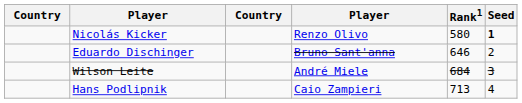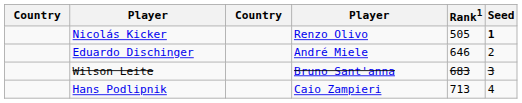(460, 35) 580 -> (460, 35) 505
(344, 53) Bruno Sant'anna -> (331, 53) André Miele
(331, 71) André Miele -> (344, 71) Bruno Sant'anna
(460, 71) 684 -> (460, 71) 683
